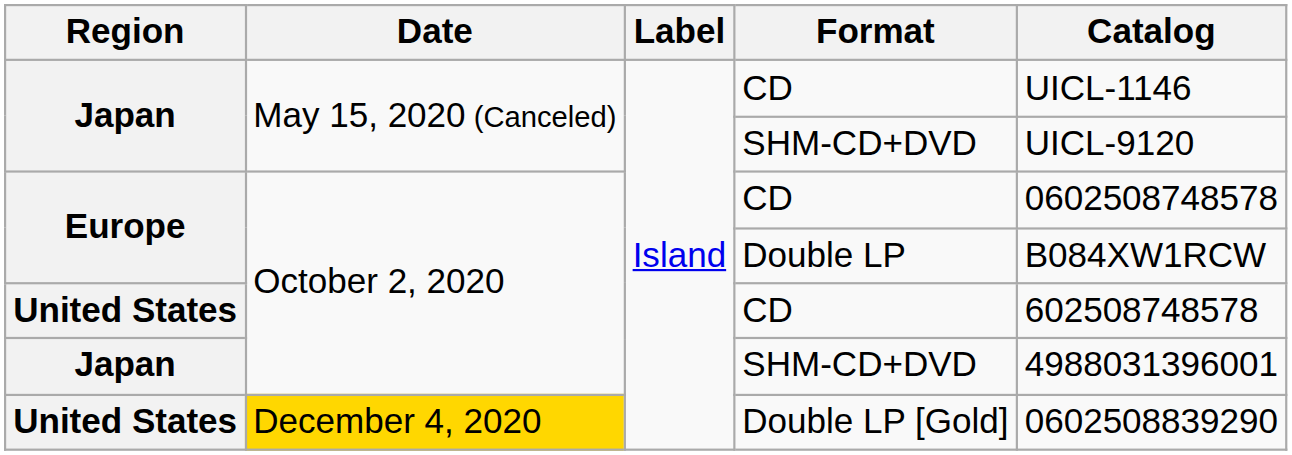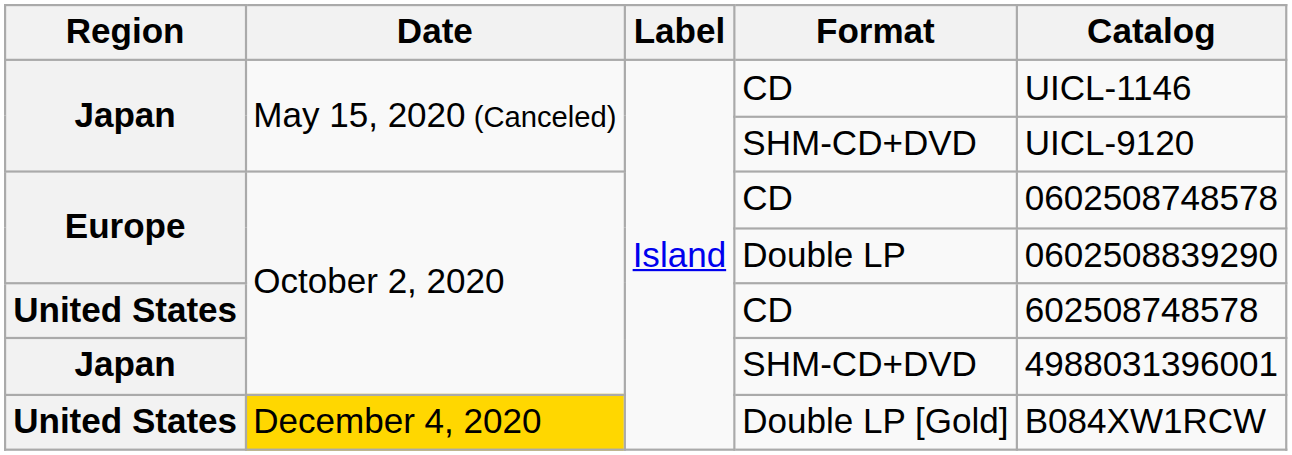(1145, 254) B084XW1RCW -> (1151, 254) 0602508839290
(1151, 421) 0602508839290 -> (1145, 421) B084XW1RCW
